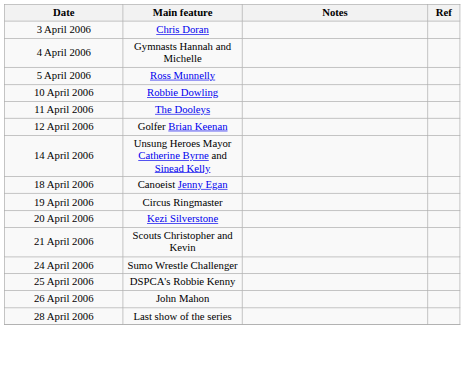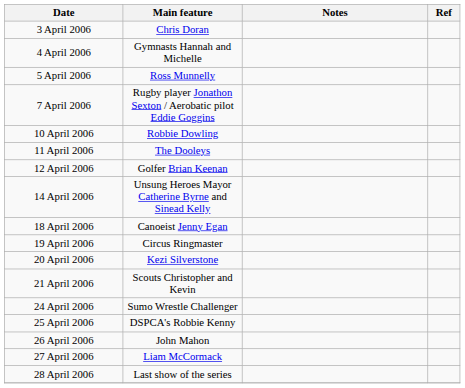+ row: (64, 105)
+ row: (64, 357)
